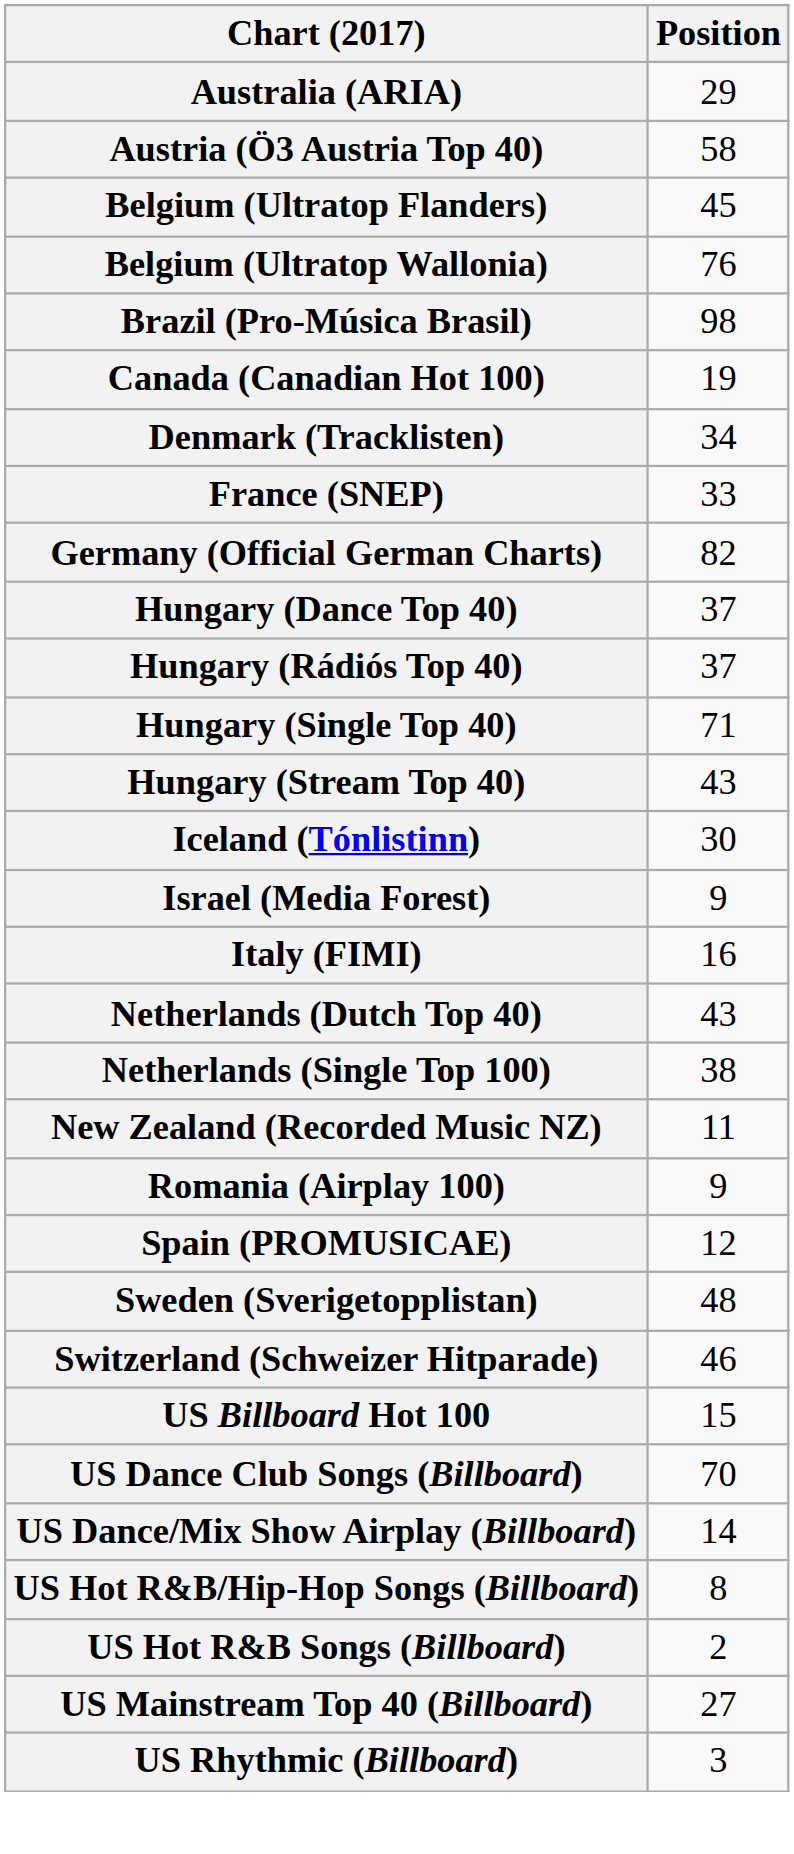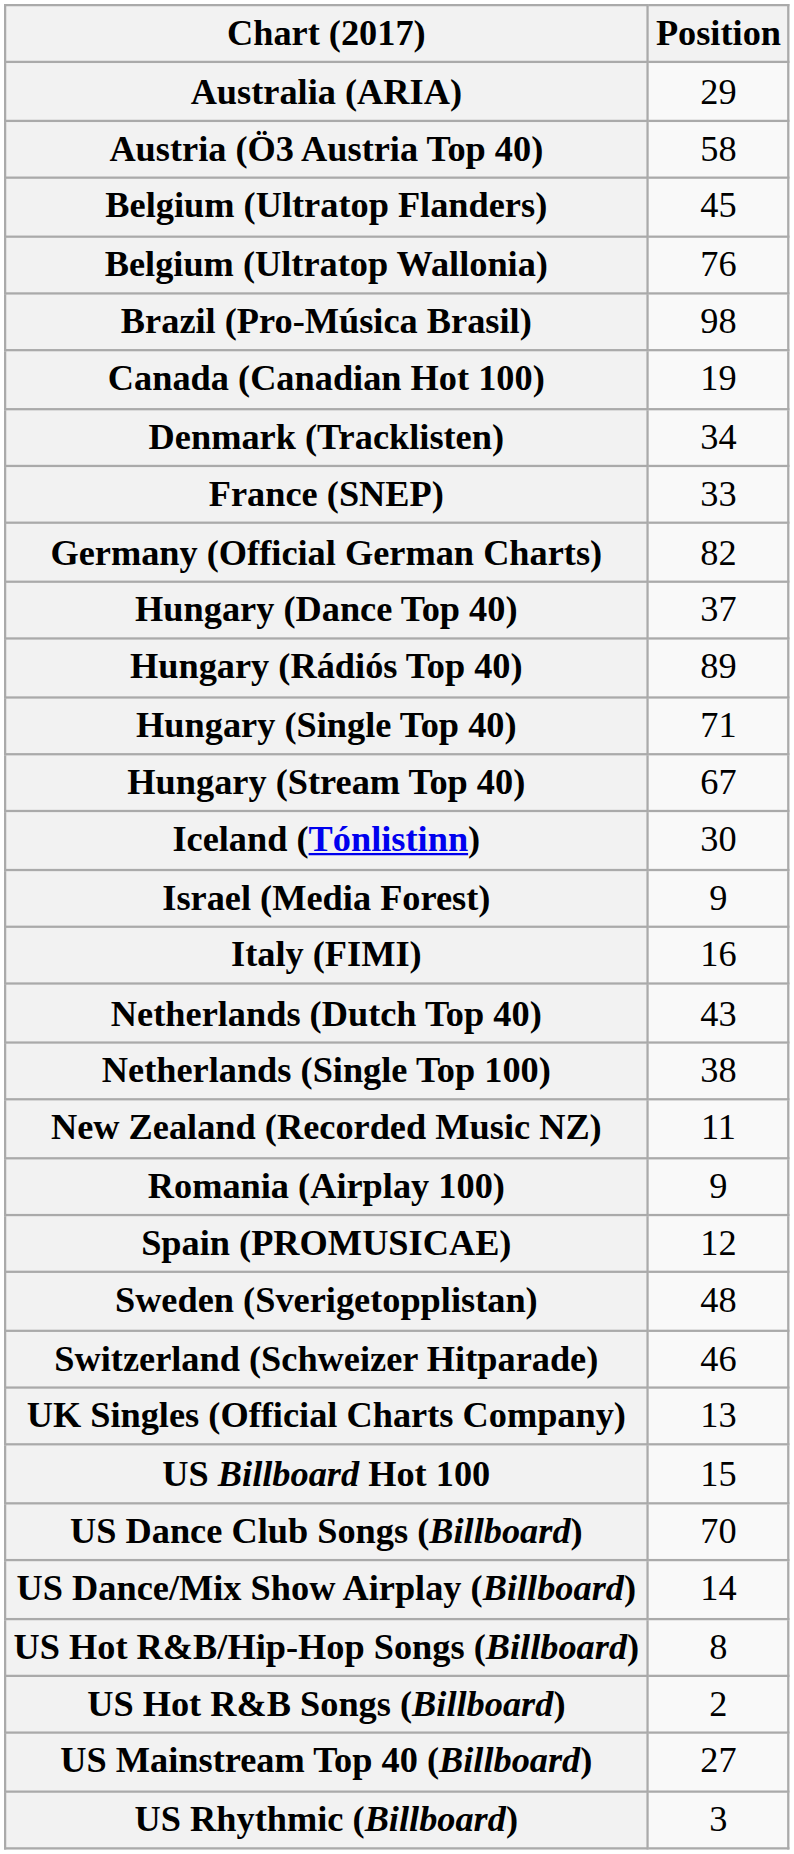(718, 666) 37 -> (718, 666) 89
(718, 782) 43 -> (718, 782) 67
+ row: (326, 1415)
